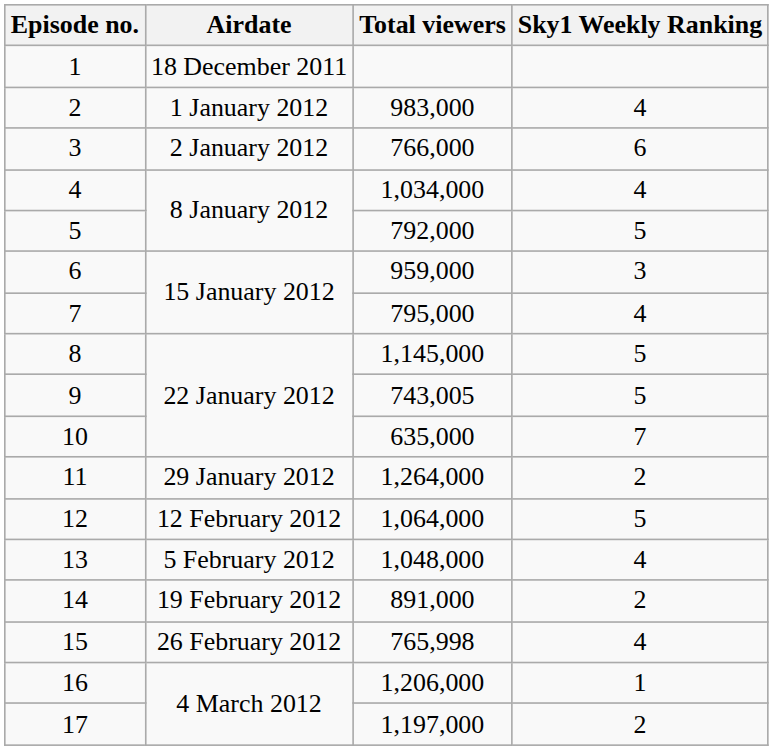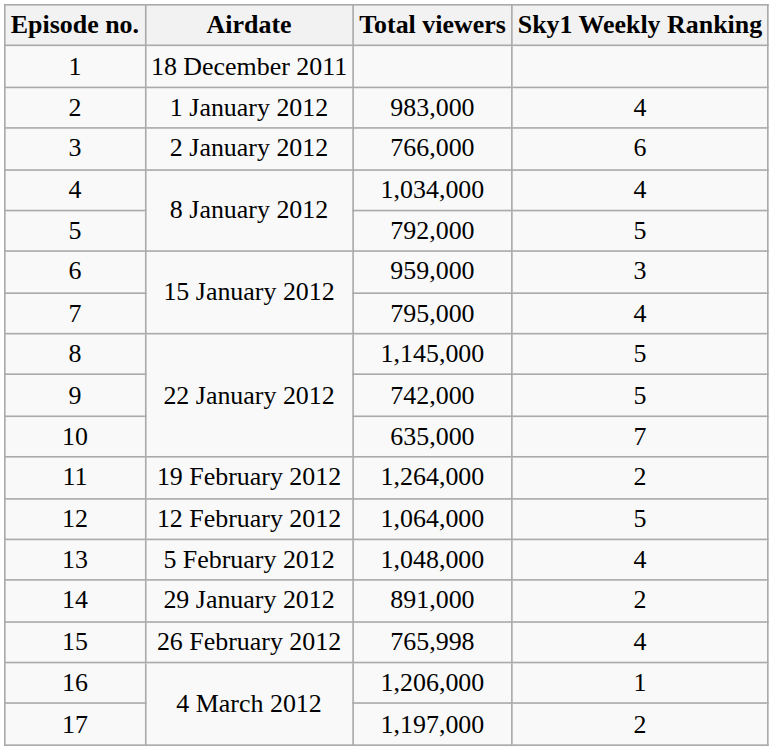(432, 395) 743,005 -> (432, 395) 742,000
(249, 477) 29 January 2012 -> (249, 477) 19 February 2012
(249, 600) 19 February 2012 -> (249, 600) 29 January 2012
